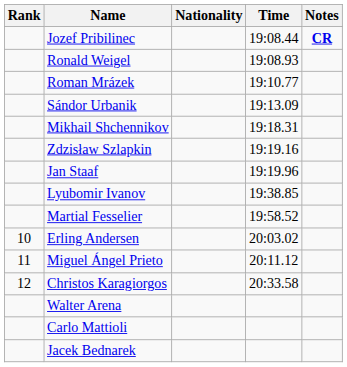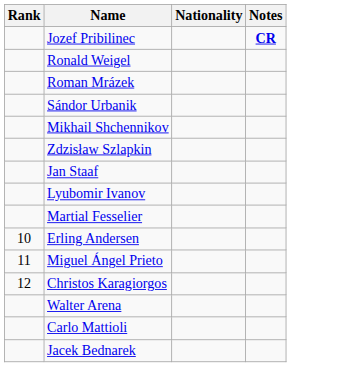- column: (274, 15)
